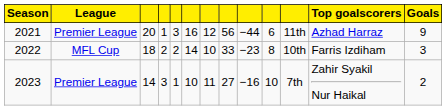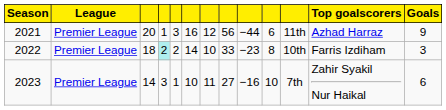(96, 50) MFL Cup -> (96, 50) Premier League
(164, 50) no background -> (164, 50) paleturquoise background
(423, 82) 2 -> (423, 82) 6
